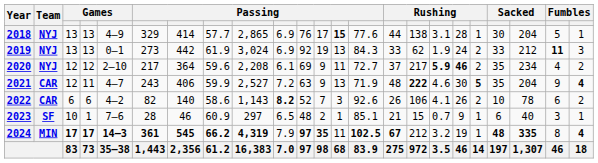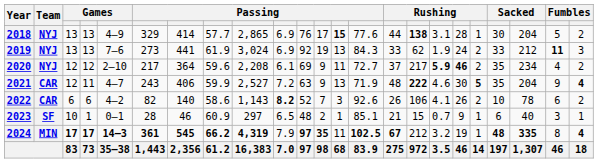(418, 34) normal -> (418, 34) bold
(581, 34) 1 -> (581, 34) 2
(115, 51) 0–1 -> (115, 51) 7–6
(185, 51) 442 -> (185, 51) 441
(115, 117) 7–6 -> (115, 117) 0–1
